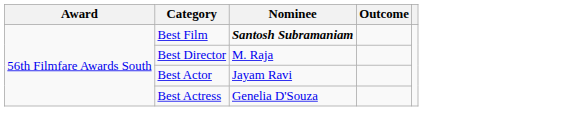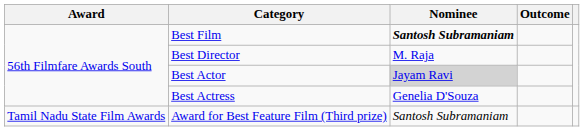(262, 75) no background -> (423, 75) lightgrey background
+ row: (279, 116)
